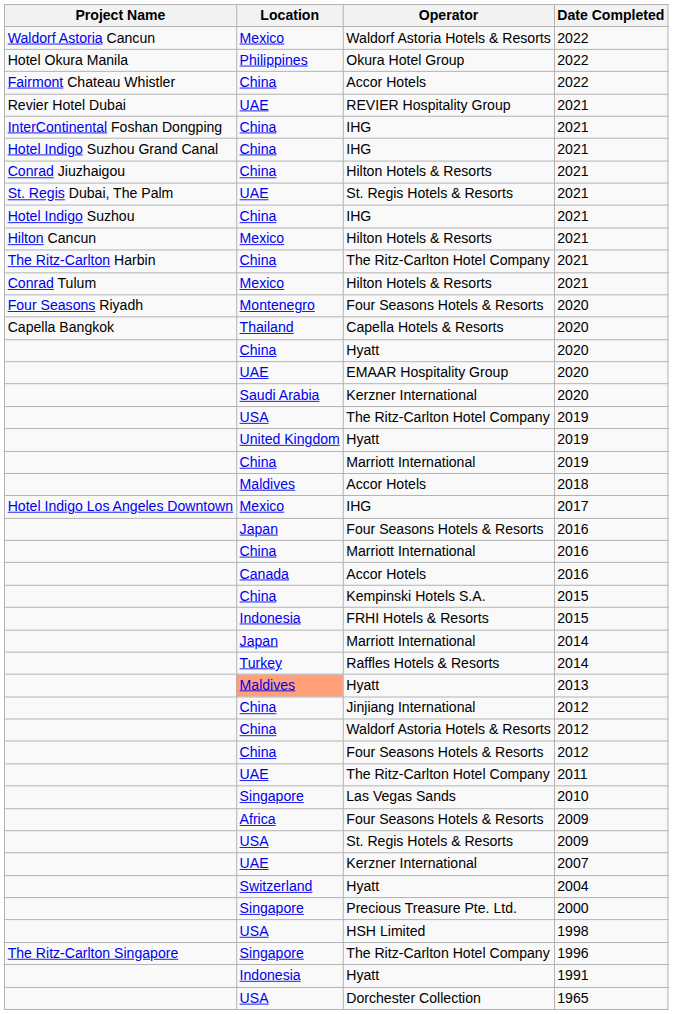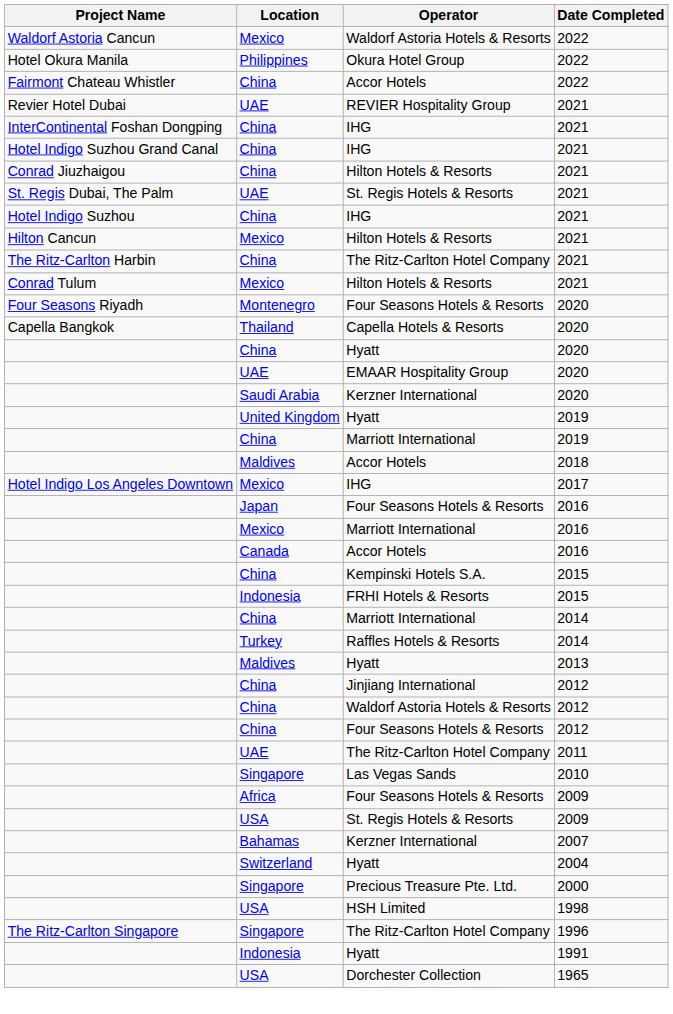- row: (448, 417)
(258, 551) China -> (262, 529) Mexico
(259, 640) Japan -> (258, 618) China
(267, 685) lightsalmon background -> (267, 663) no background
(254, 864) UAE -> (269, 841) Bahamas
